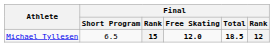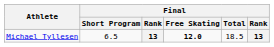(153, 35) 15 -> (153, 35) 13
(235, 35) bold -> (235, 35) normal
(258, 35) 12 -> (258, 35) 13
